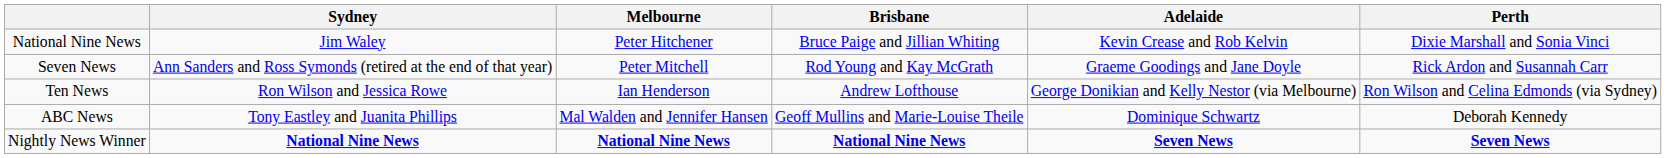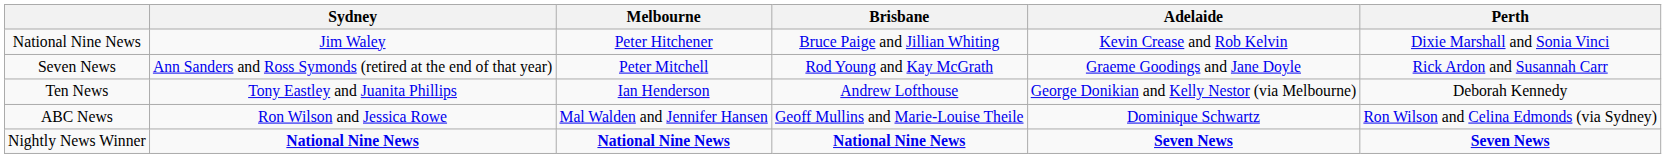(353, 91) Ron Wilson and Jessica Rowe -> (353, 91) Tony Eastley and Juanita Phillips
(1510, 91) Ron Wilson and Celina Edmonds (via Sydney) -> (1510, 91) Deborah Kennedy
(353, 116) Tony Eastley and Juanita Phillips -> (353, 116) Ron Wilson and Jessica Rowe
(1510, 116) Deborah Kennedy -> (1510, 116) Ron Wilson and Celina Edmonds (via Sydney)
